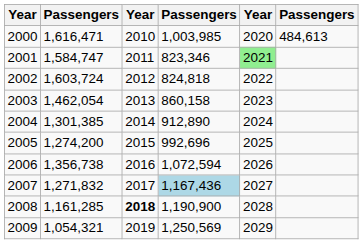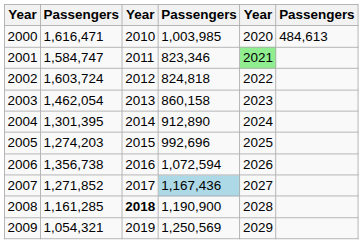(74, 121) 1,301,385 -> (74, 121) 1,301,395
(74, 143) 1,274,200 -> (74, 143) 1,274,203
(74, 185) 1,271,832 -> (74, 185) 1,271,852
